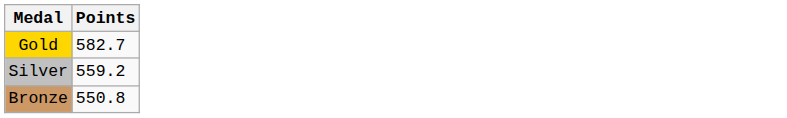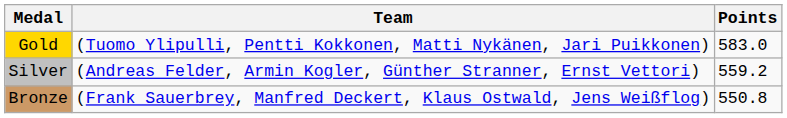+ column: (393, 18)
(101, 45) 582.7 -> (743, 45) 583.0
